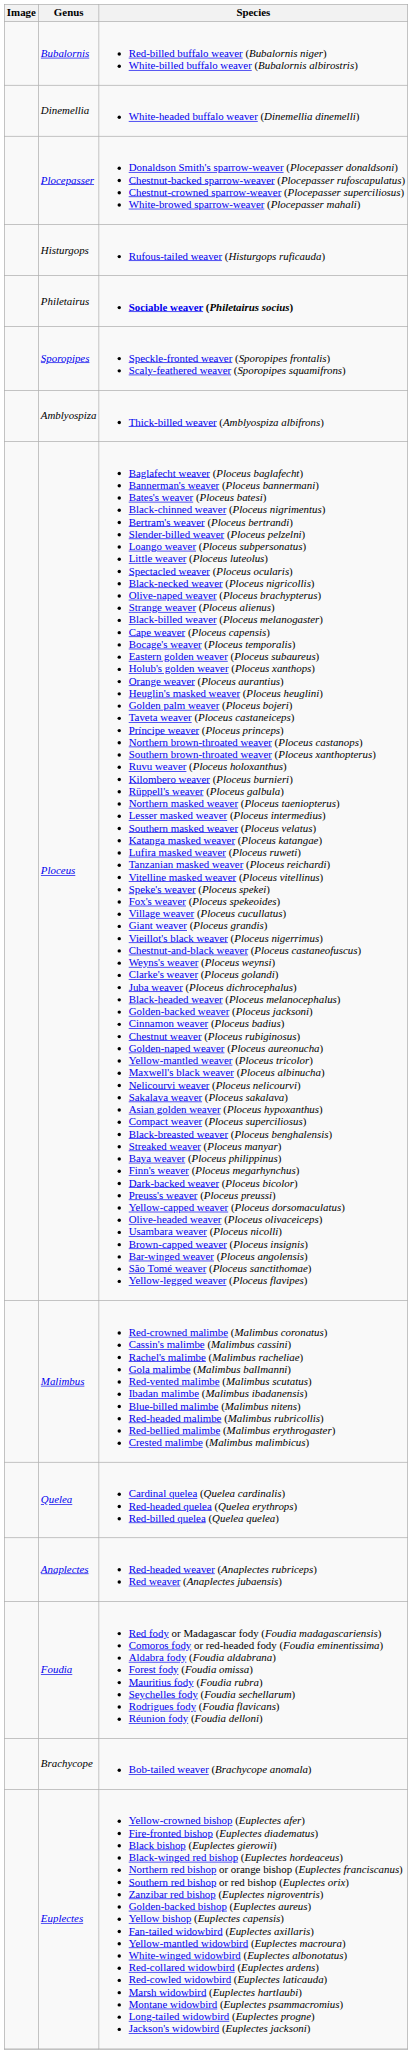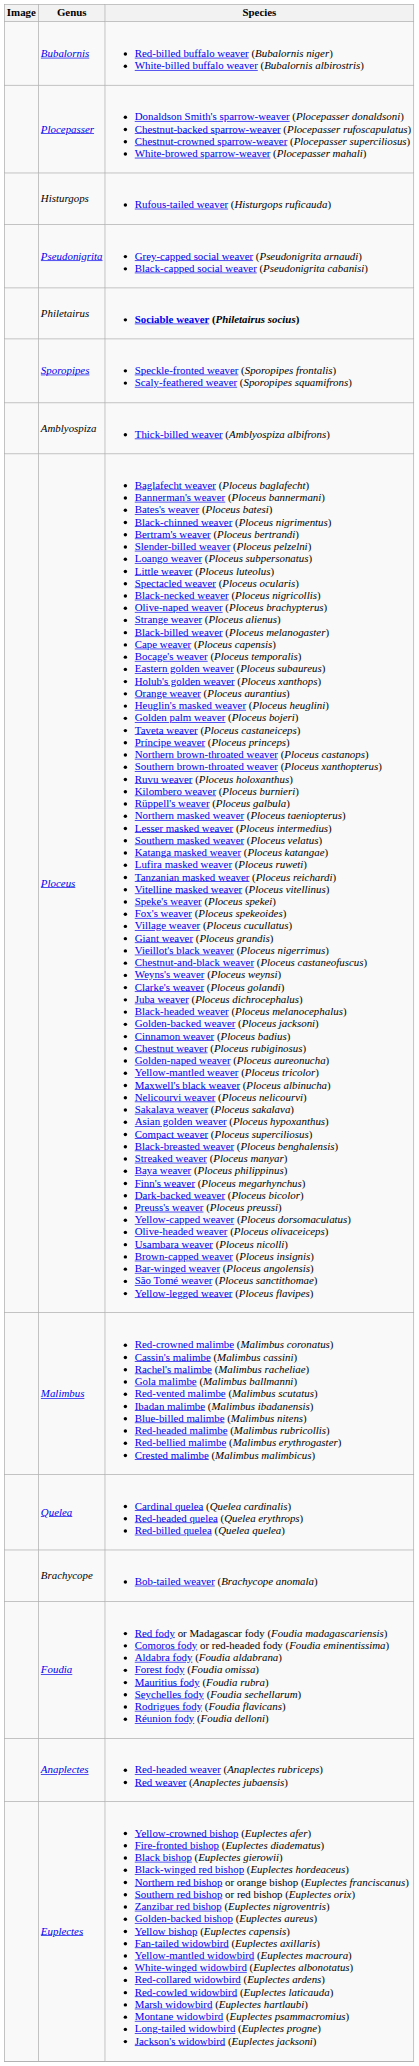- row: (65, 110)
+ row: (72, 256)
rows swapped: (65, 1569) <-> (67, 1764)
